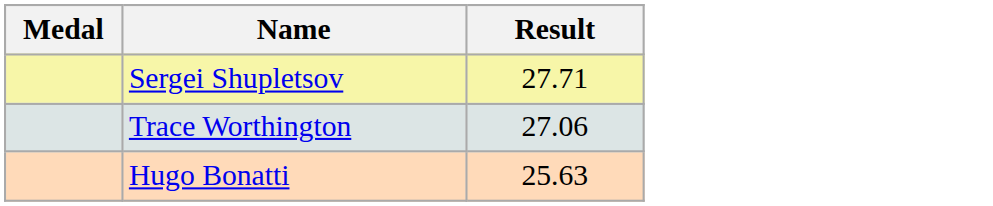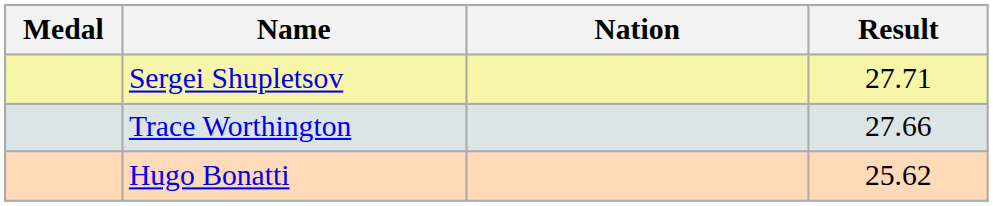+ column: (637, 29)
(555, 127) 27.06 -> (898, 127) 27.66
(555, 176) 25.63 -> (898, 176) 25.62
